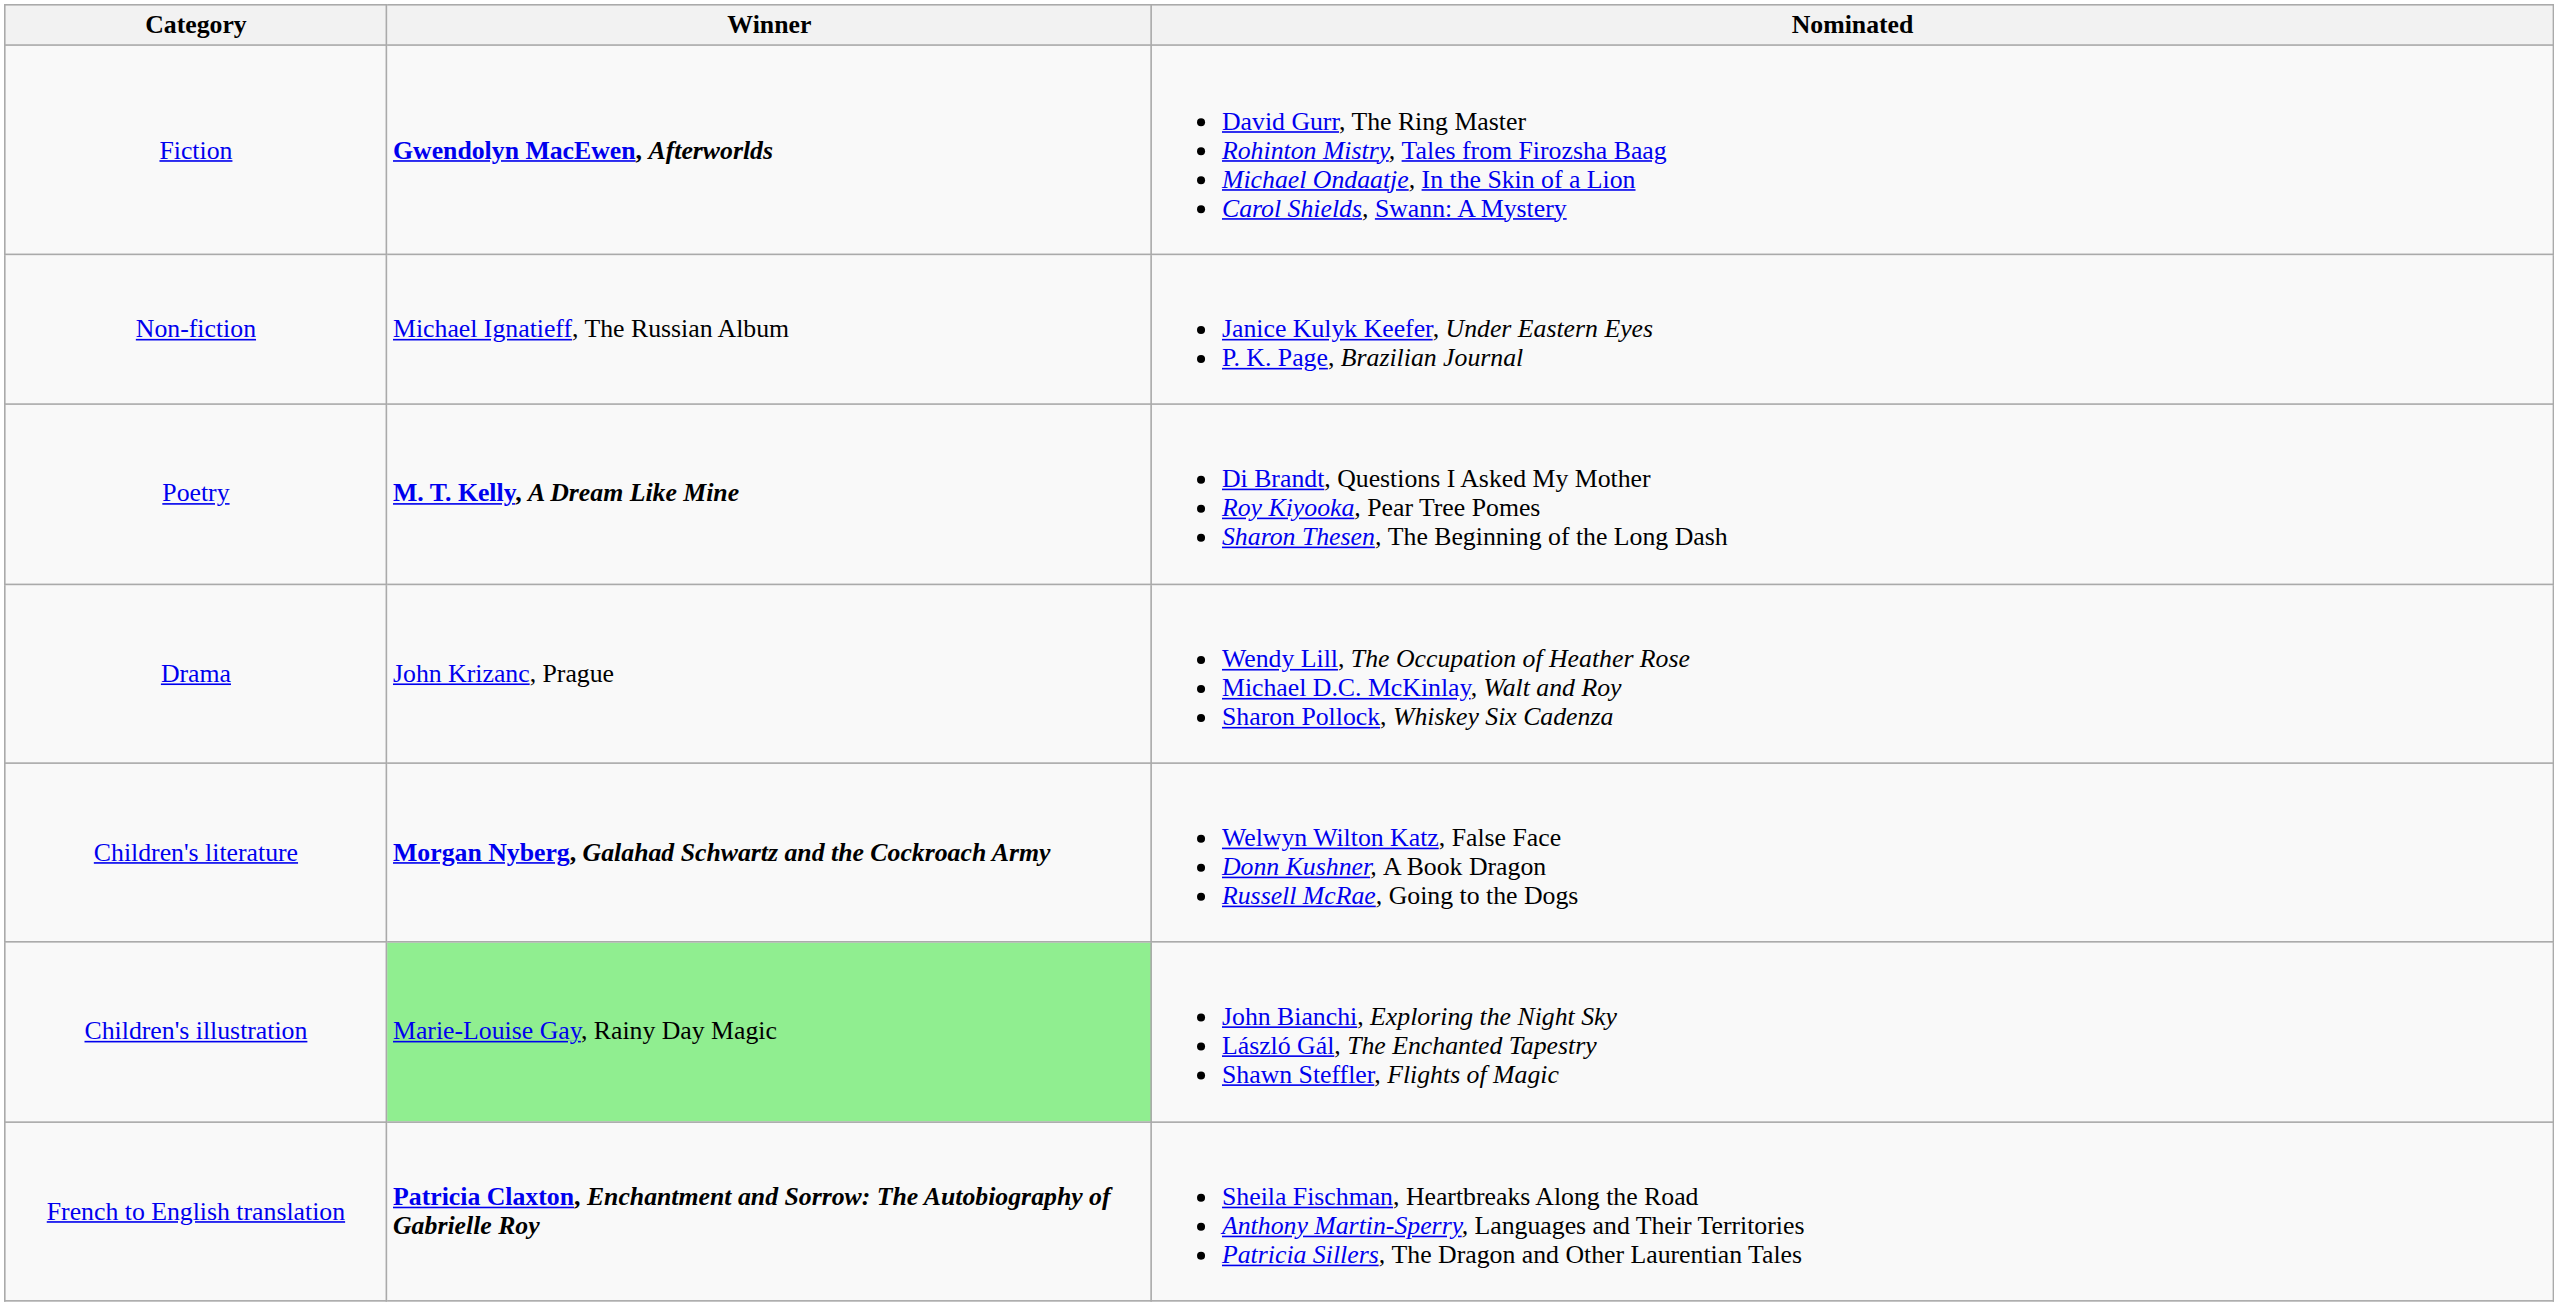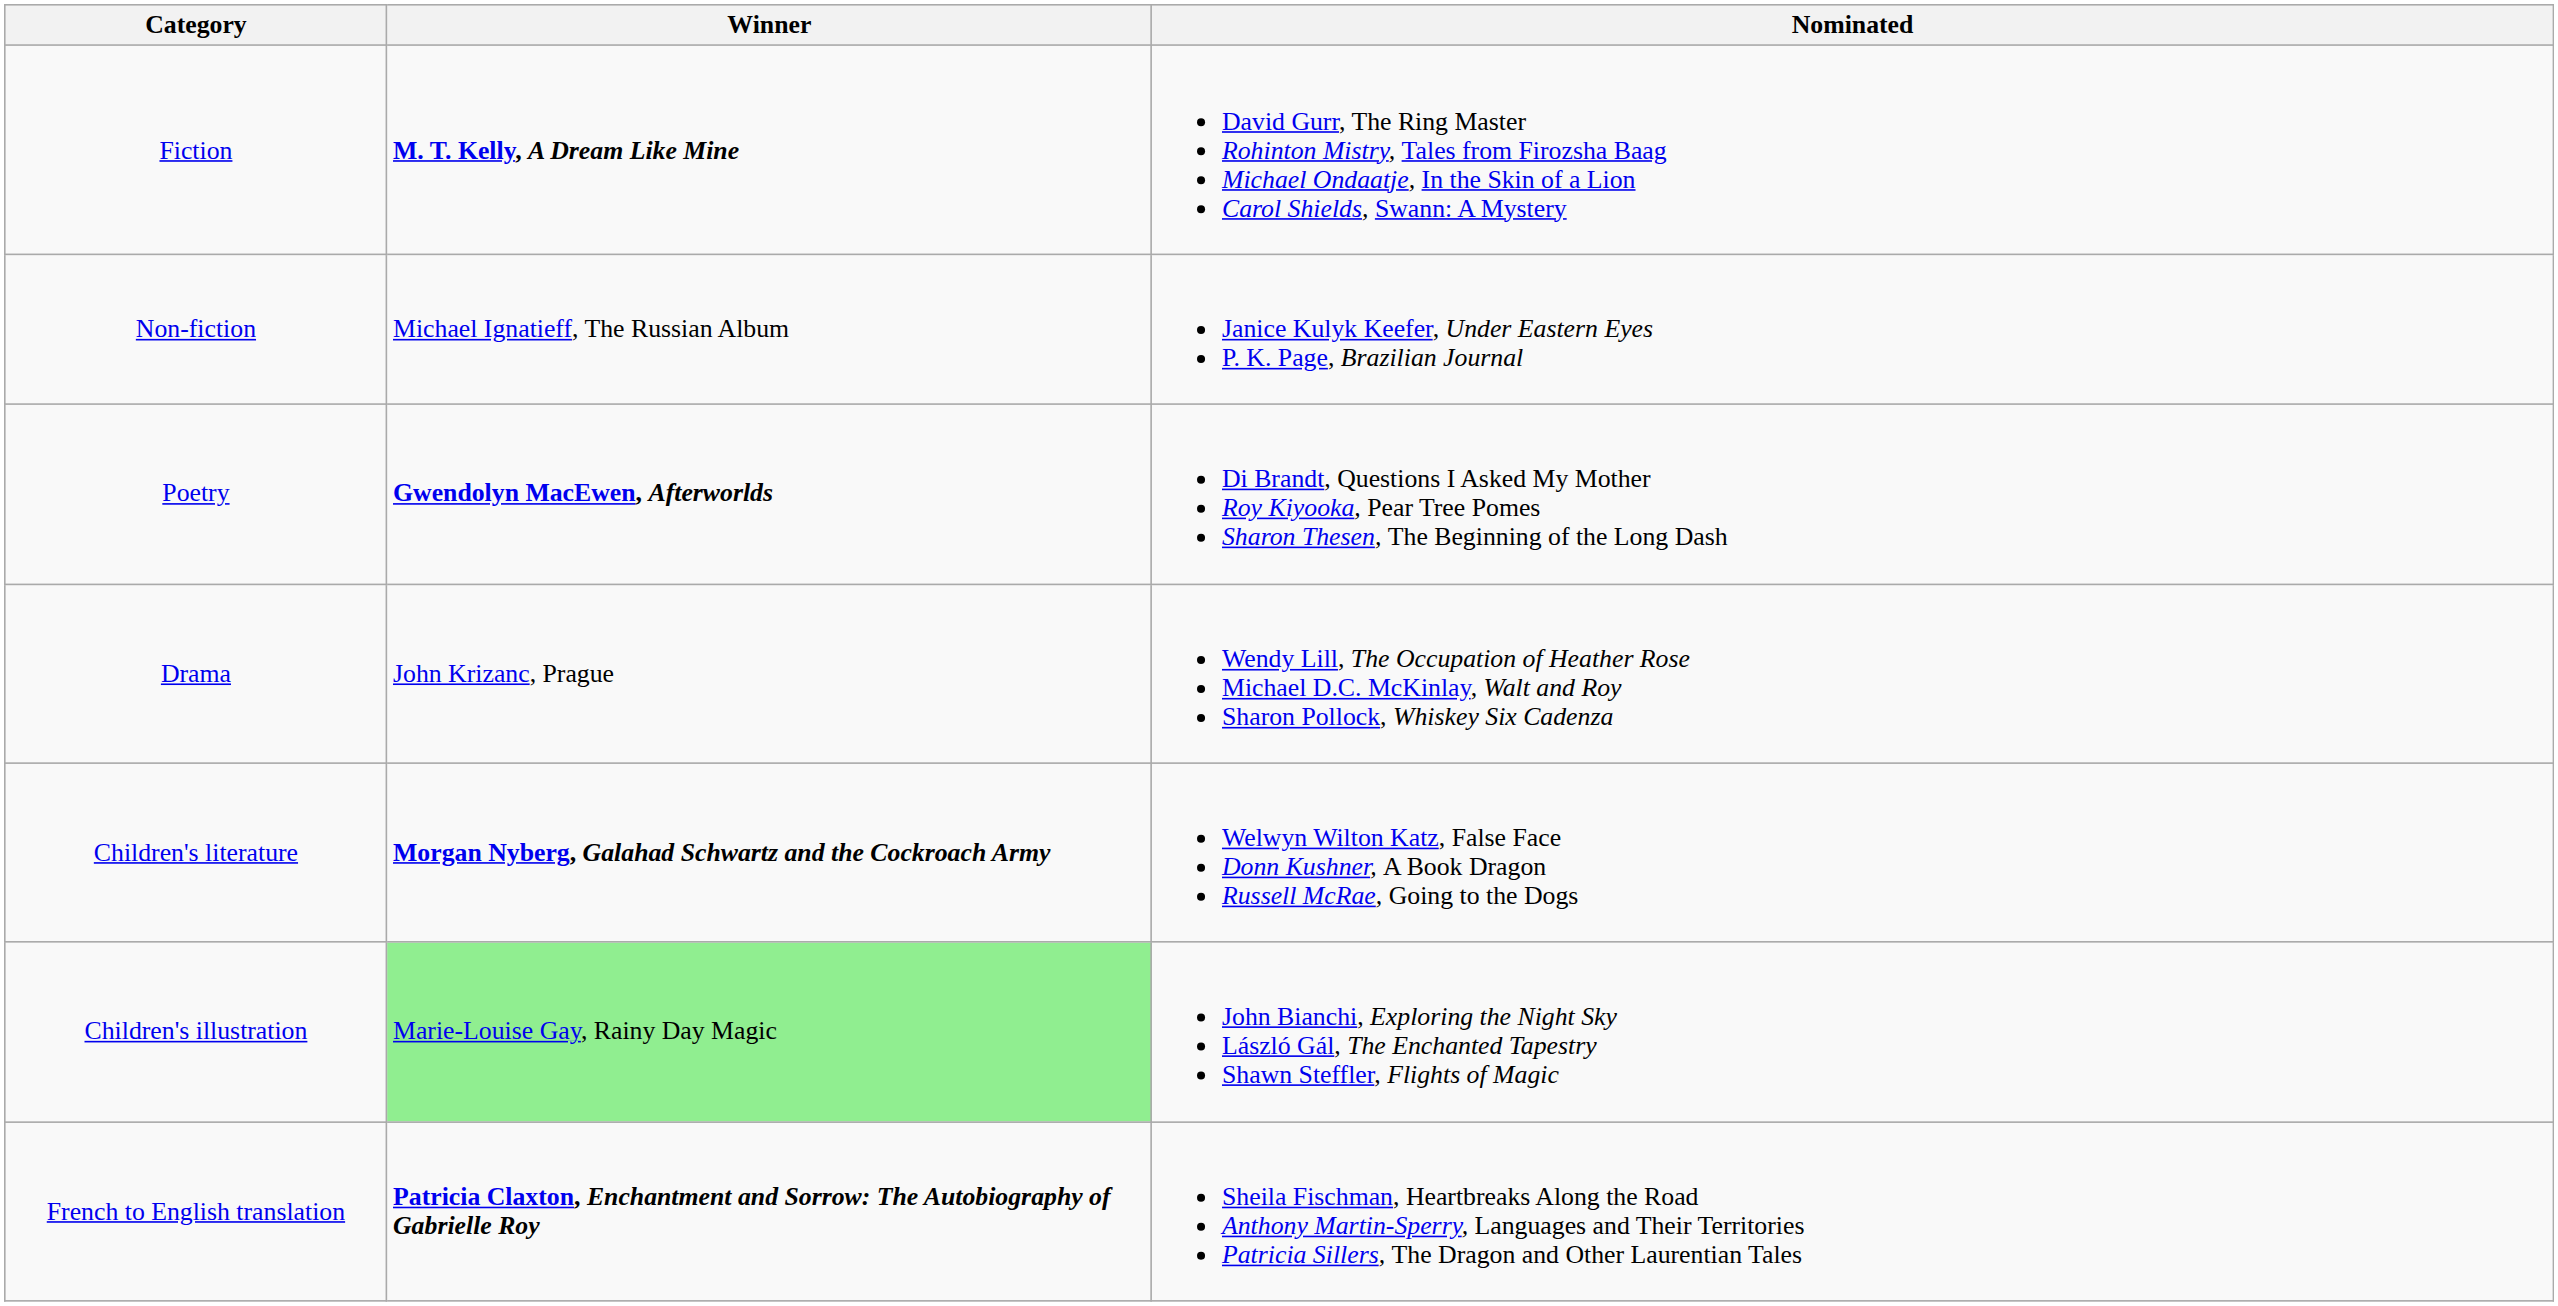(583, 149) Gwendolyn MacEwen, Afterworlds -> (566, 149) M. T. Kelly, A Dream Like Mine
(566, 493) M. T. Kelly, A Dream Like Mine -> (583, 493) Gwendolyn MacEwen, Afterworlds
